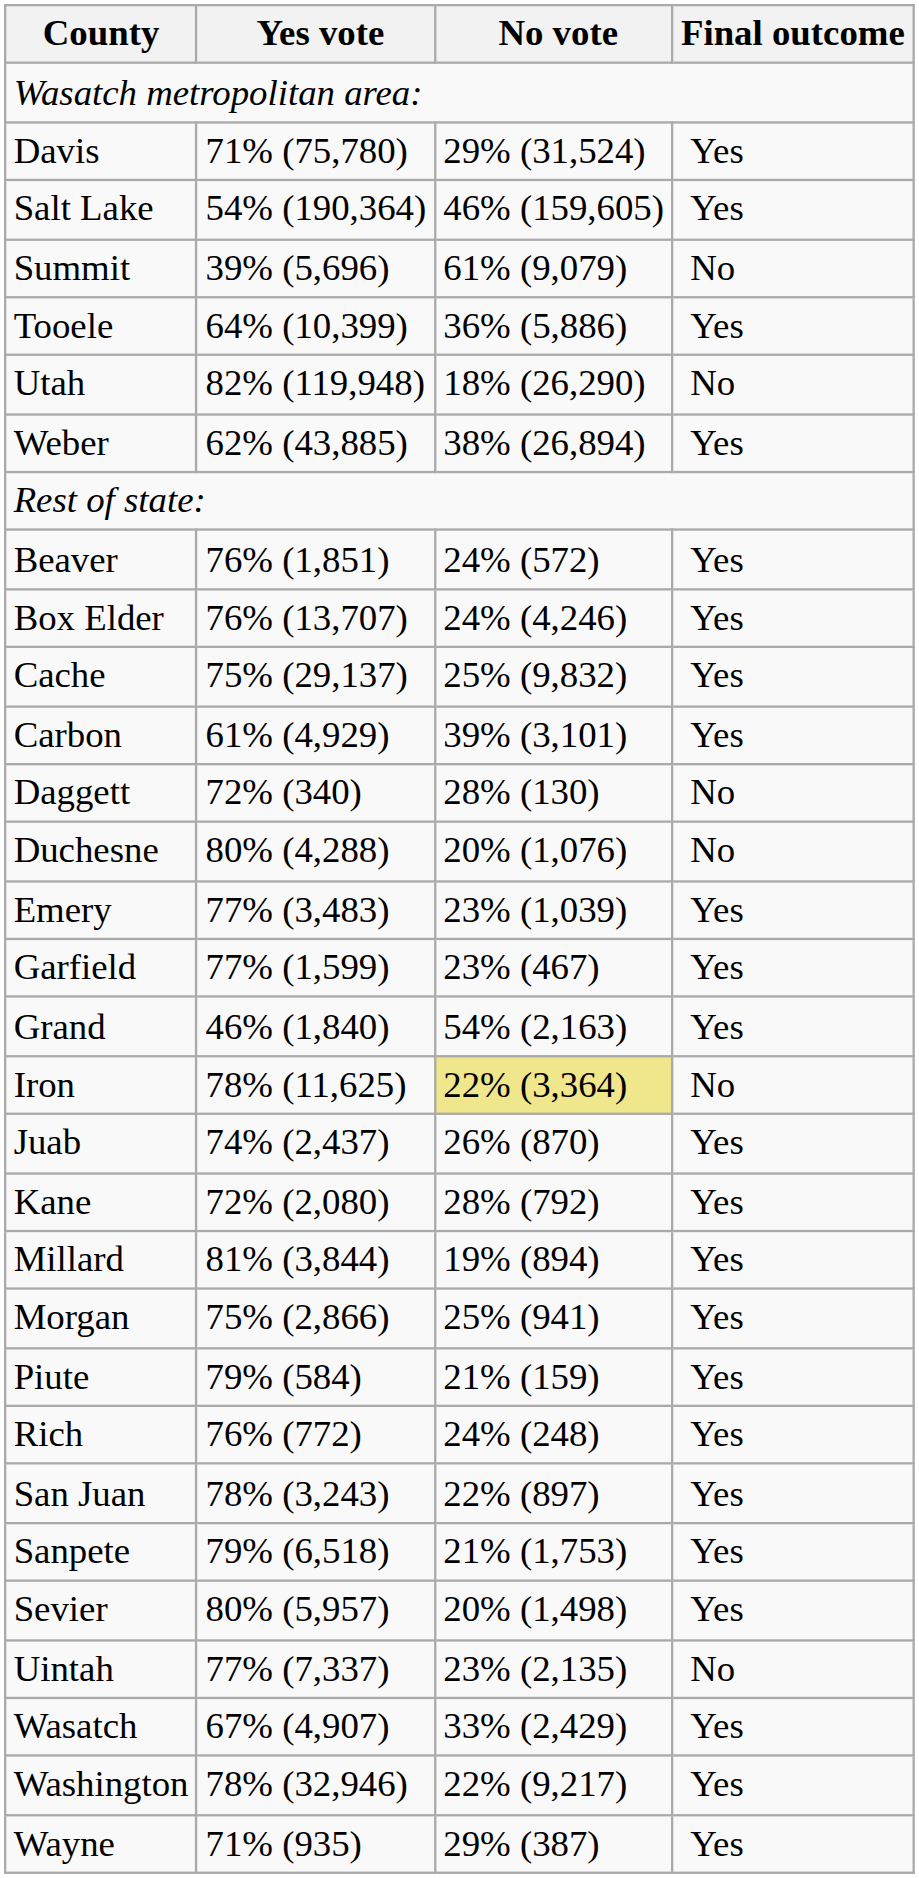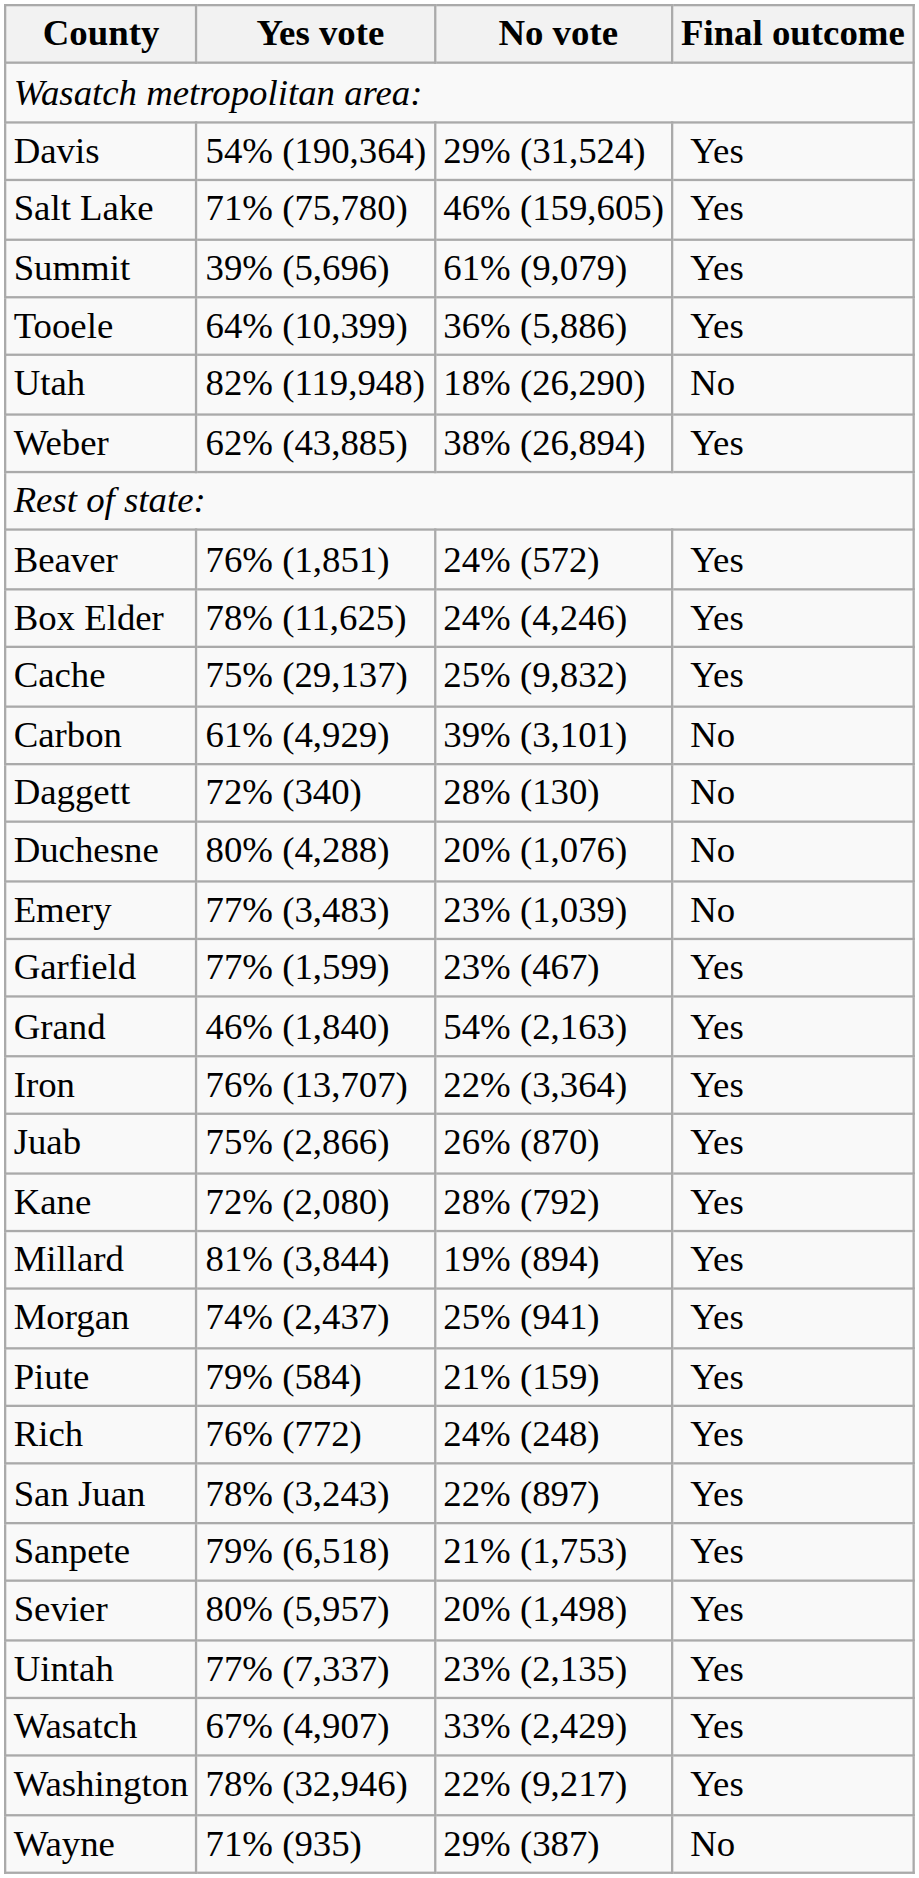(307, 150) 71% (75,780) -> (316, 150) 54% (190,364)
(316, 208) 54% (190,364) -> (307, 208) 71% (75,780)
(708, 267) No -> (712, 267) Yes
(307, 617) 76% (13,707) -> (306, 617) 78% (11,625)
(712, 734) Yes -> (708, 734) No
(712, 909) Yes -> (708, 909) No
(306, 1084) 78% (11,625) -> (307, 1084) 76% (13,707)
(535, 1084) khaki background -> (535, 1084) no background
(708, 1084) No -> (712, 1084) Yes
(297, 1142) 74% (2,437) -> (297, 1142) 75% (2,866)
(297, 1317) 75% (2,866) -> (297, 1317) 74% (2,437)
(708, 1667) No -> (712, 1667) Yes
(712, 1842) Yes -> (708, 1842) No
